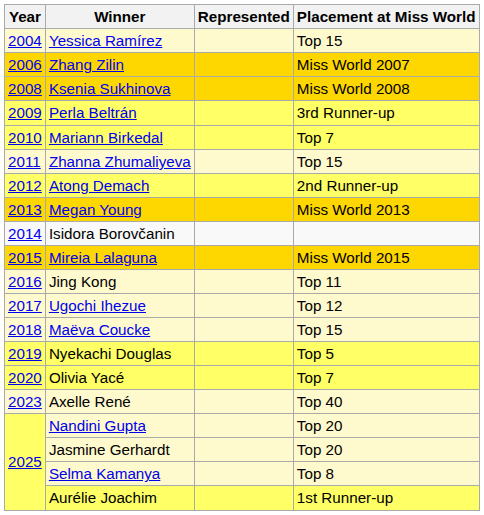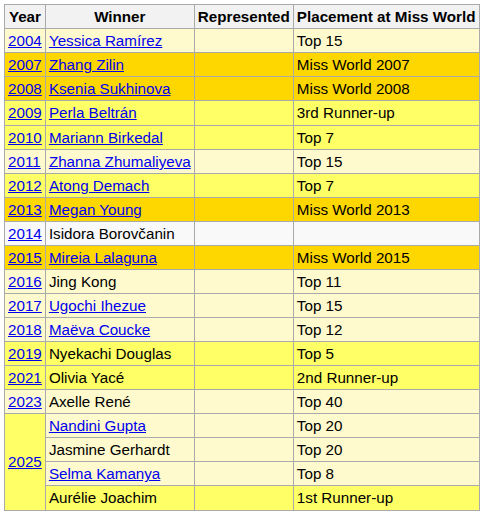(25, 65) 2006 -> (25, 65) 2007
(348, 185) 2nd Runner-up -> (315, 185) Top 7
(320, 305) Top 12 -> (320, 305) Top 15
(320, 330) Top 15 -> (320, 330) Top 12
(25, 378) 2020 -> (25, 378) 2021
(315, 378) Top 7 -> (348, 378) 2nd Runner-up
